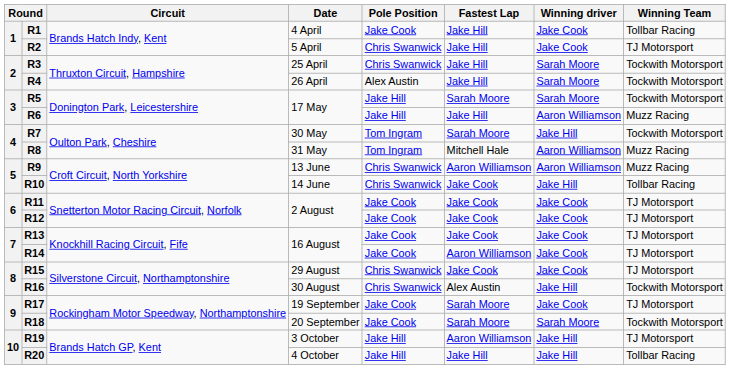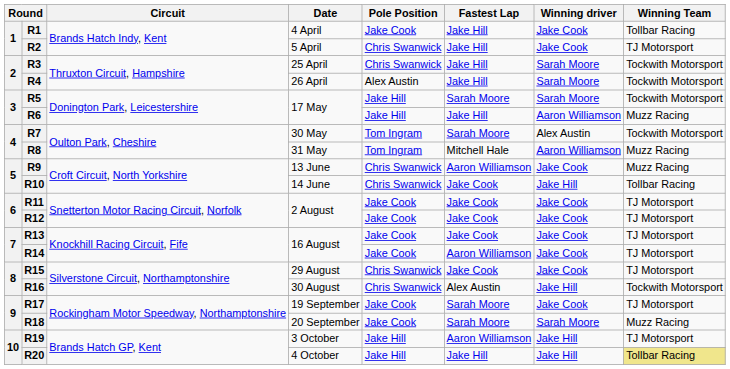(557, 133) Jake Hill -> (563, 133) Alex Austin
(579, 167) Aaron Williamson -> (562, 167) Jake Cook
(674, 321) Tockwith Motorsport -> (658, 321) Muzz Racing
(661, 356) no background -> (661, 356) khaki background
